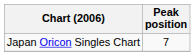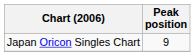(166, 42) 7 -> (166, 42) 9
